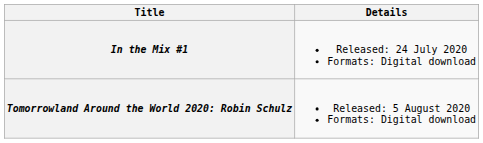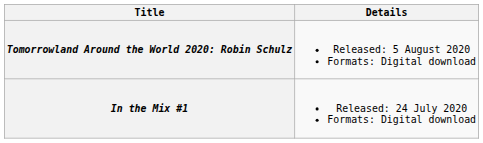rows swapped: (149, 50) <-> (149, 108)
